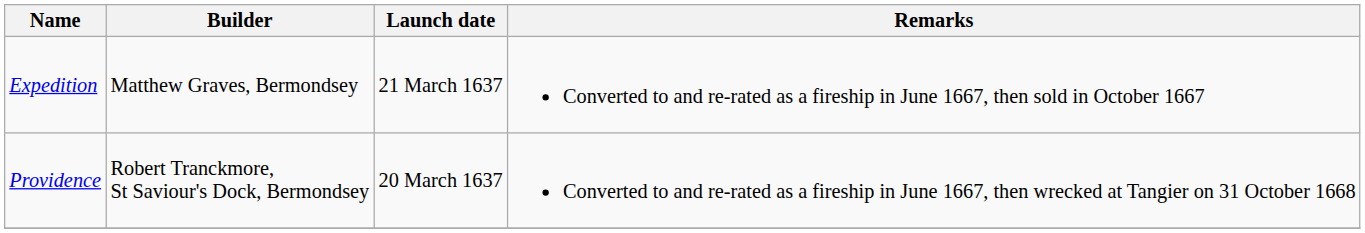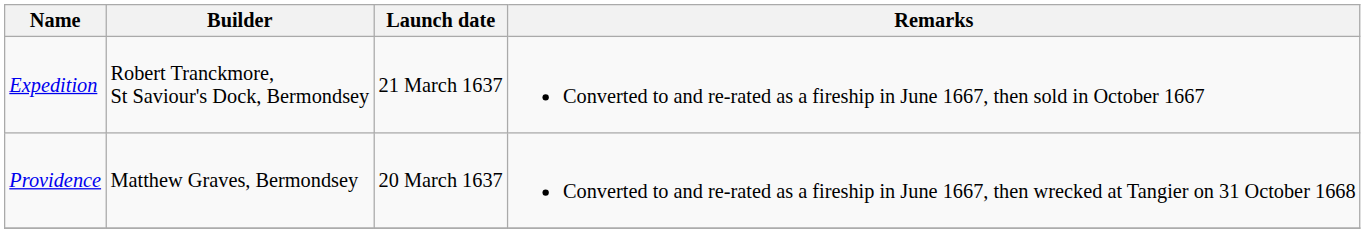(234, 84) Matthew Graves, Bermondsey -> (240, 84) Robert Tranckmore, St Saviour's Dock, Bermondsey
(240, 180) Robert Tranckmore, St Saviour's Dock, Bermondsey -> (234, 180) Matthew Graves, Bermondsey
